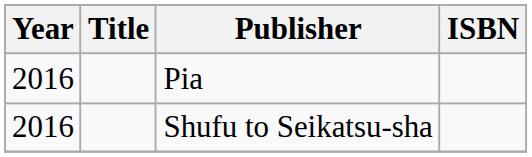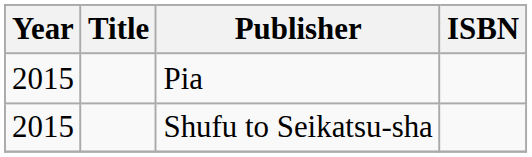(43, 77) 2016 -> (43, 77) 2015
(43, 126) 2016 -> (43, 126) 2015
